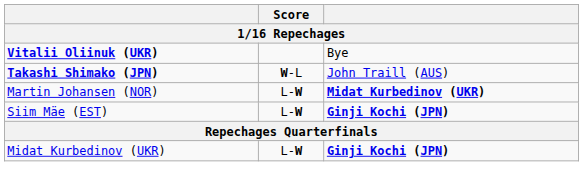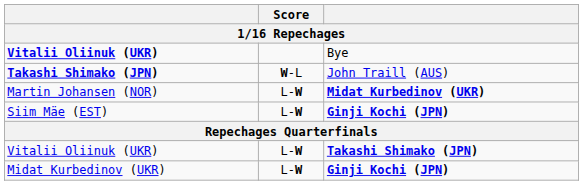+ row: (83, 151)
